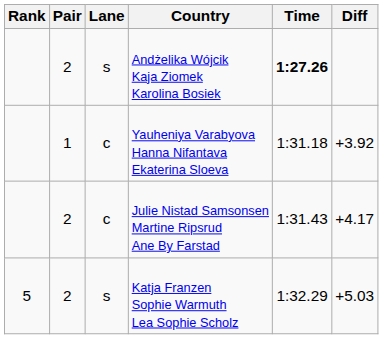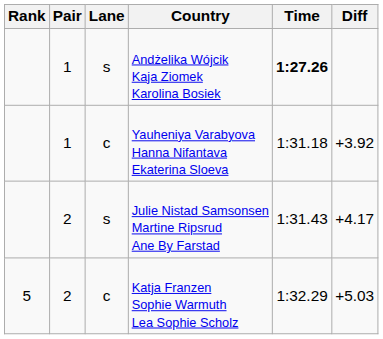(67, 66) 2 -> (67, 66) 1
(107, 219) c -> (107, 219) s
(107, 295) s -> (107, 295) c
